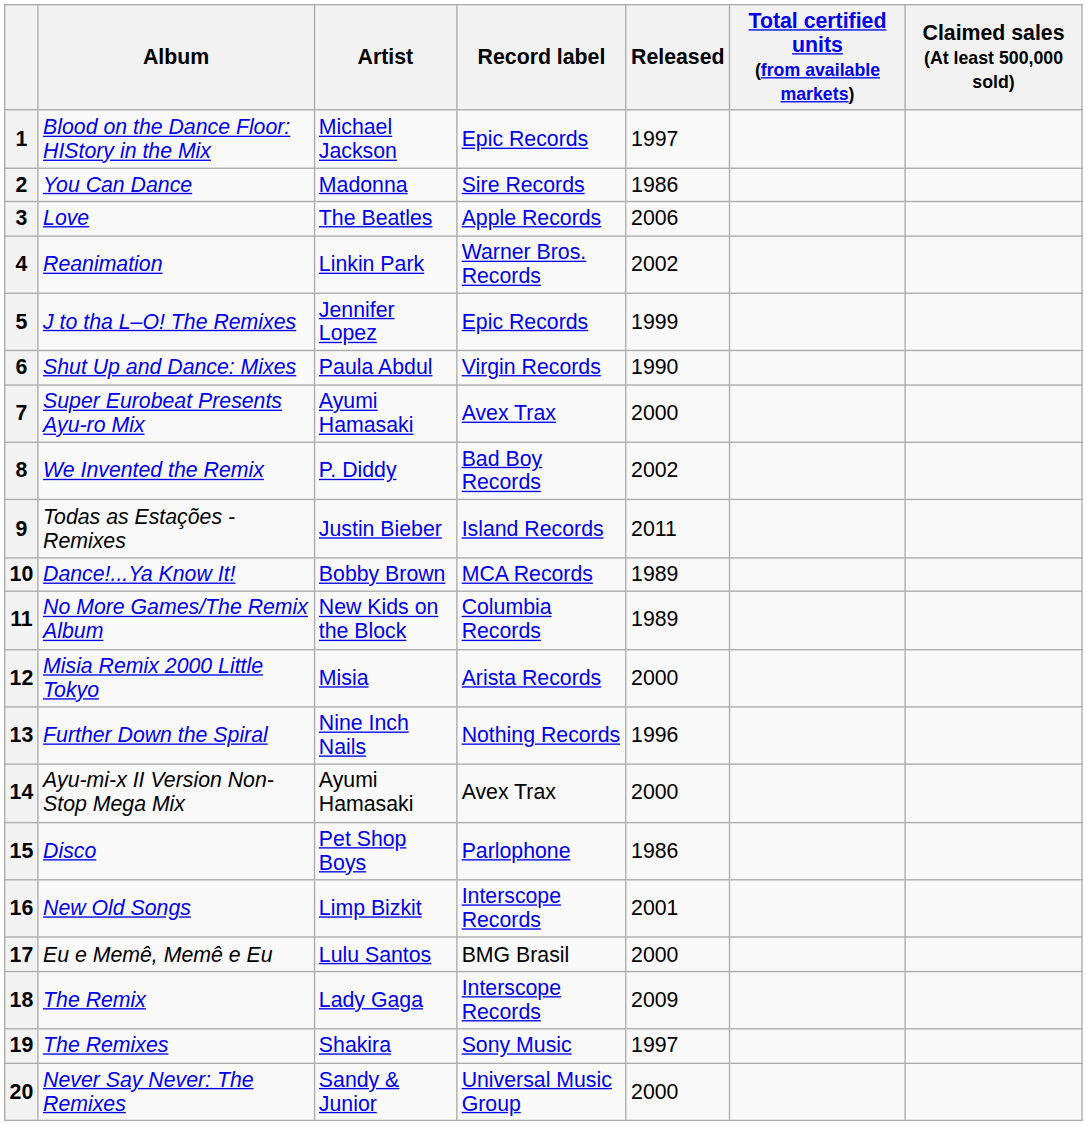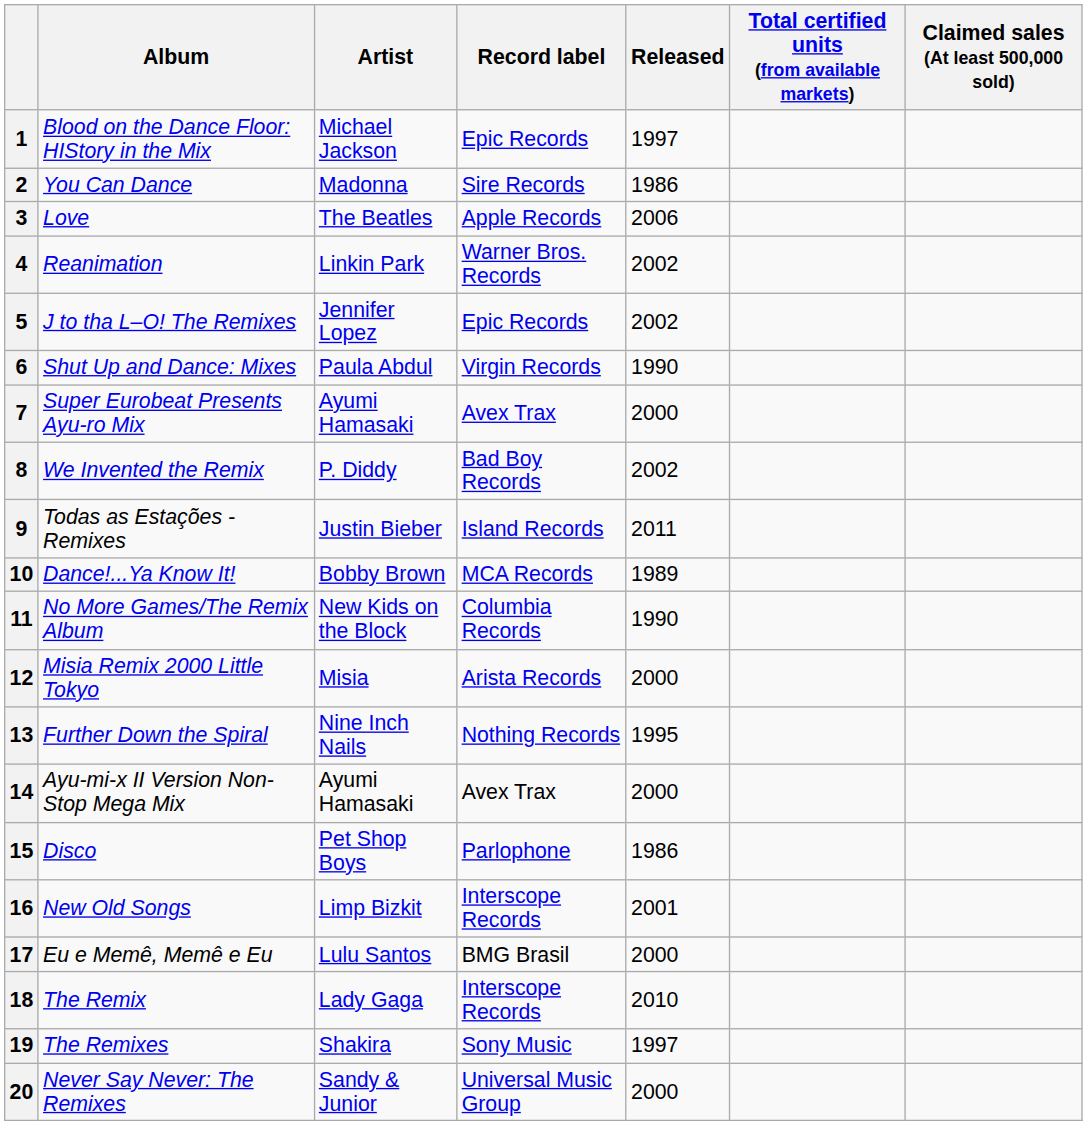(655, 321) 1999 -> (655, 321) 2002
(655, 620) 1989 -> (655, 620) 1990
(655, 735) 1996 -> (655, 735) 1995
(655, 999) 2009 -> (655, 999) 2010
